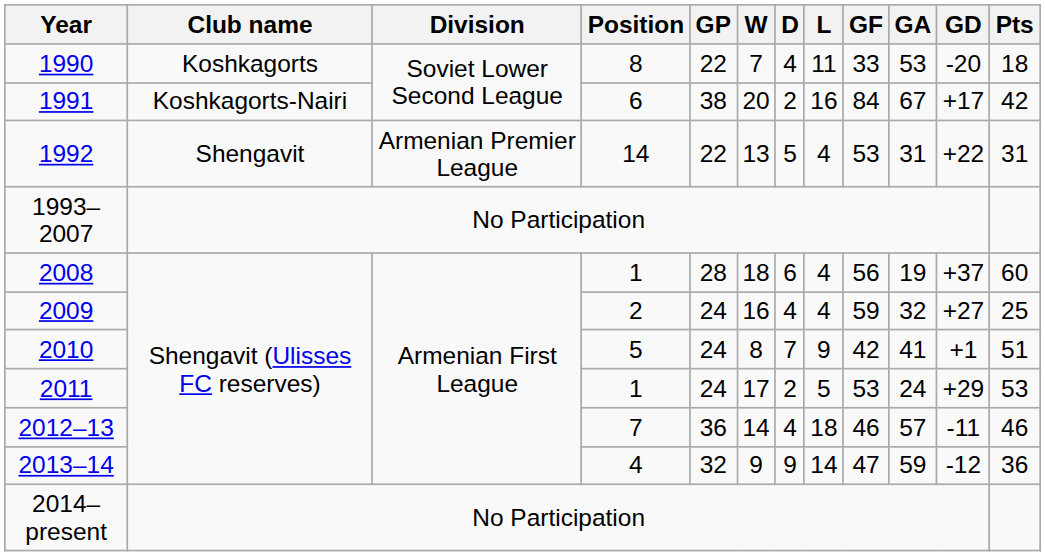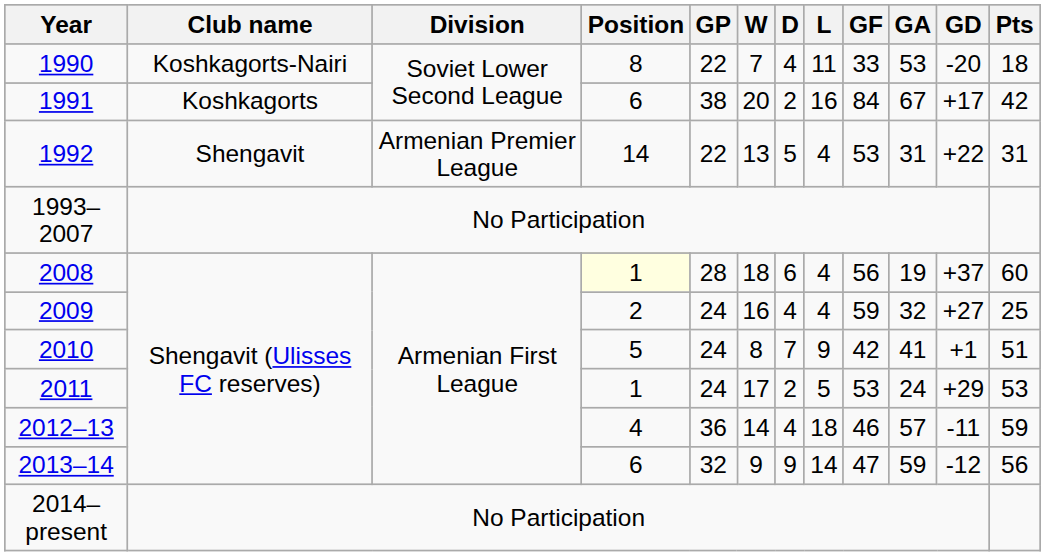(250, 63) Koshkagorts -> (250, 63) Koshkagorts-Nairi
(250, 102) Koshkagorts-Nairi -> (250, 102) Koshkagorts
(636, 272) no background -> (636, 272) lightyellow background
(636, 427) 7 -> (636, 427) 4
(1015, 427) 46 -> (1015, 427) 59
(636, 466) 4 -> (636, 466) 6
(1015, 466) 36 -> (1015, 466) 56
